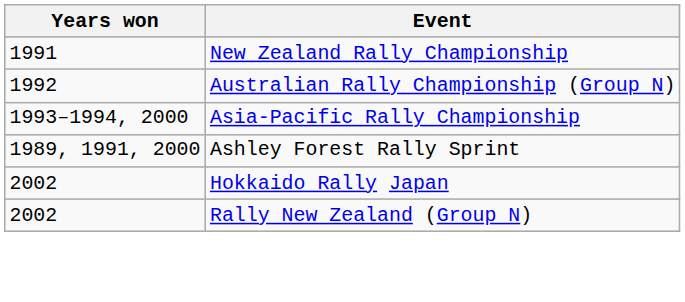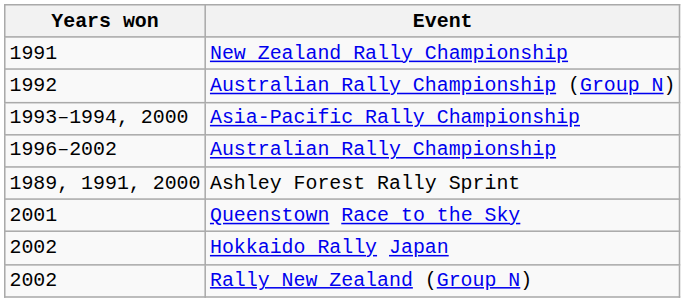+ row: (383, 151)
+ row: (365, 215)
